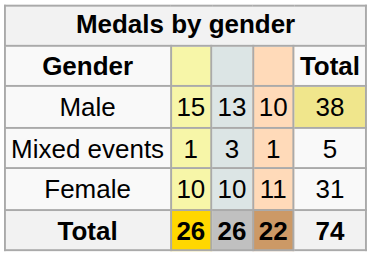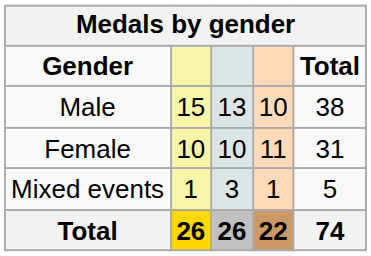(330, 107) khaki background -> (330, 107) no background
rows swapped: (88, 189) <-> (88, 148)
